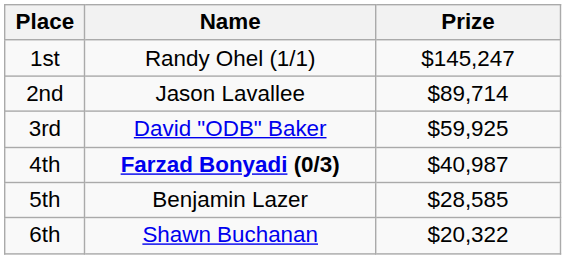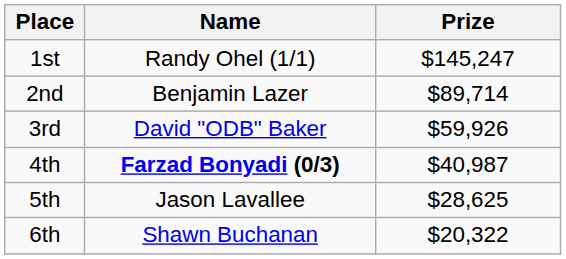(230, 93) Jason Lavallee -> (230, 93) Benjamin Lazer
(468, 128) $59,925 -> (468, 128) $59,926
(230, 199) Benjamin Lazer -> (230, 199) Jason Lavallee
(468, 199) $28,585 -> (468, 199) $28,625
